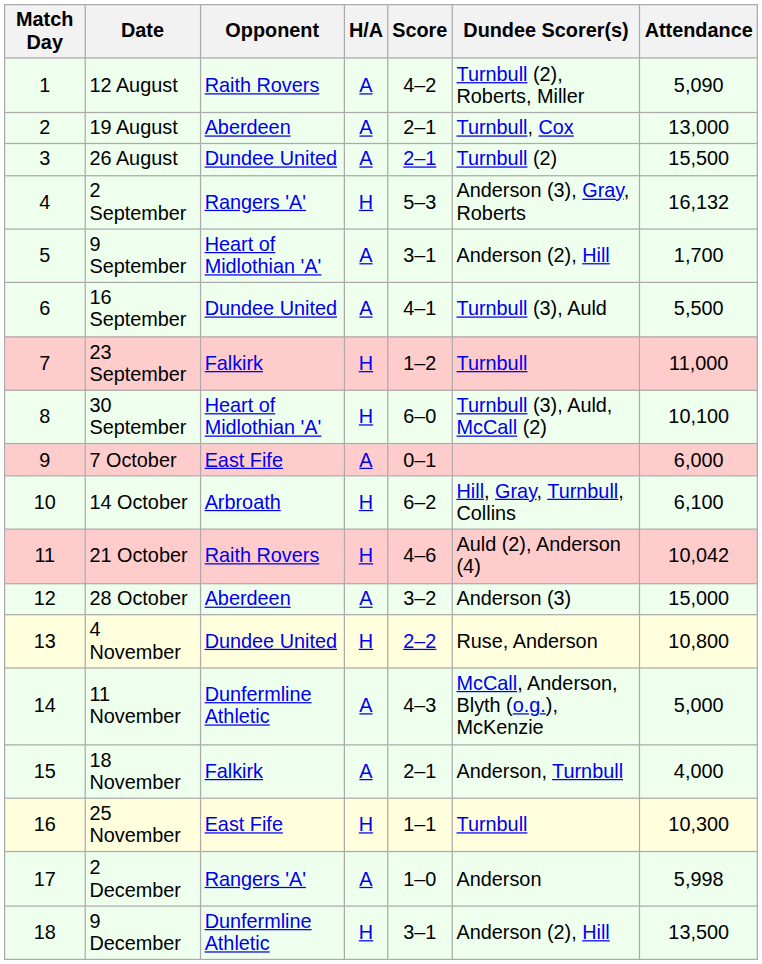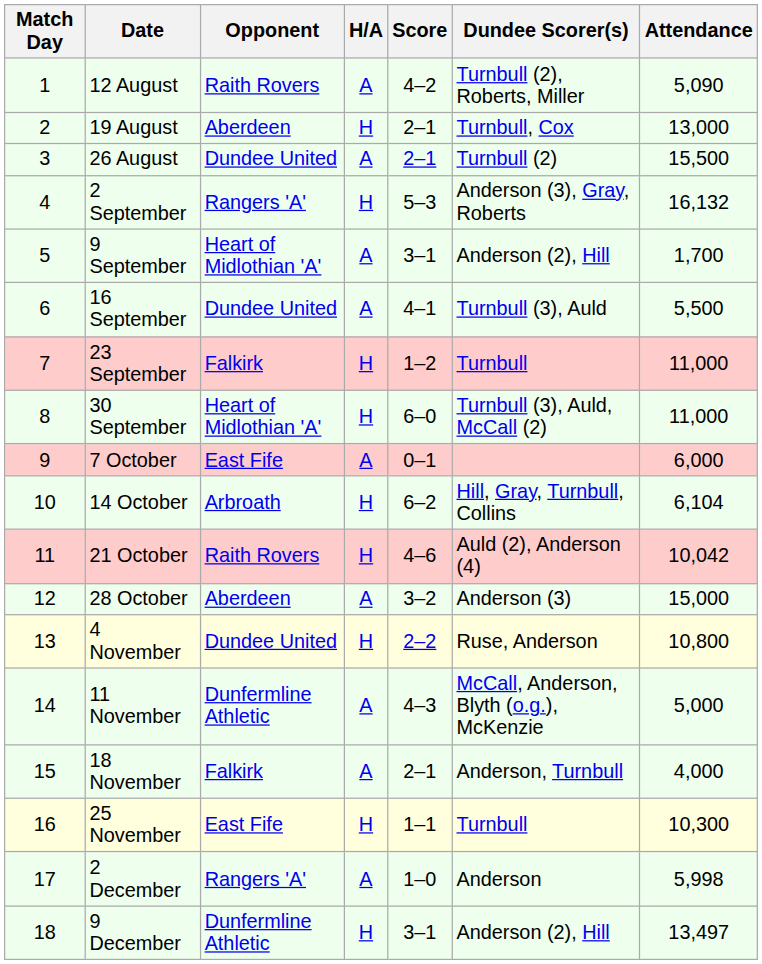(366, 127) A -> (366, 127) H
(699, 417) 10,100 -> (699, 417) 11,000
(699, 502) 6,100 -> (699, 502) 6,104
(699, 932) 13,500 -> (699, 932) 13,497
